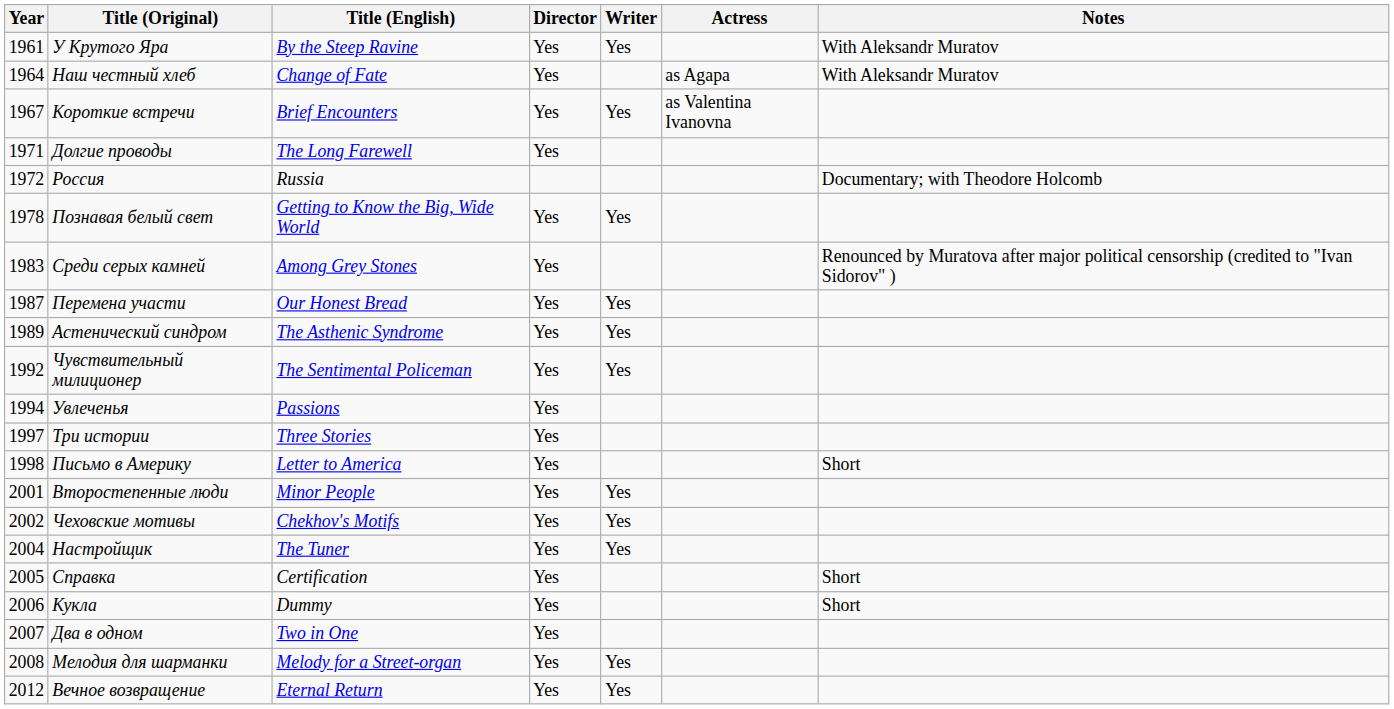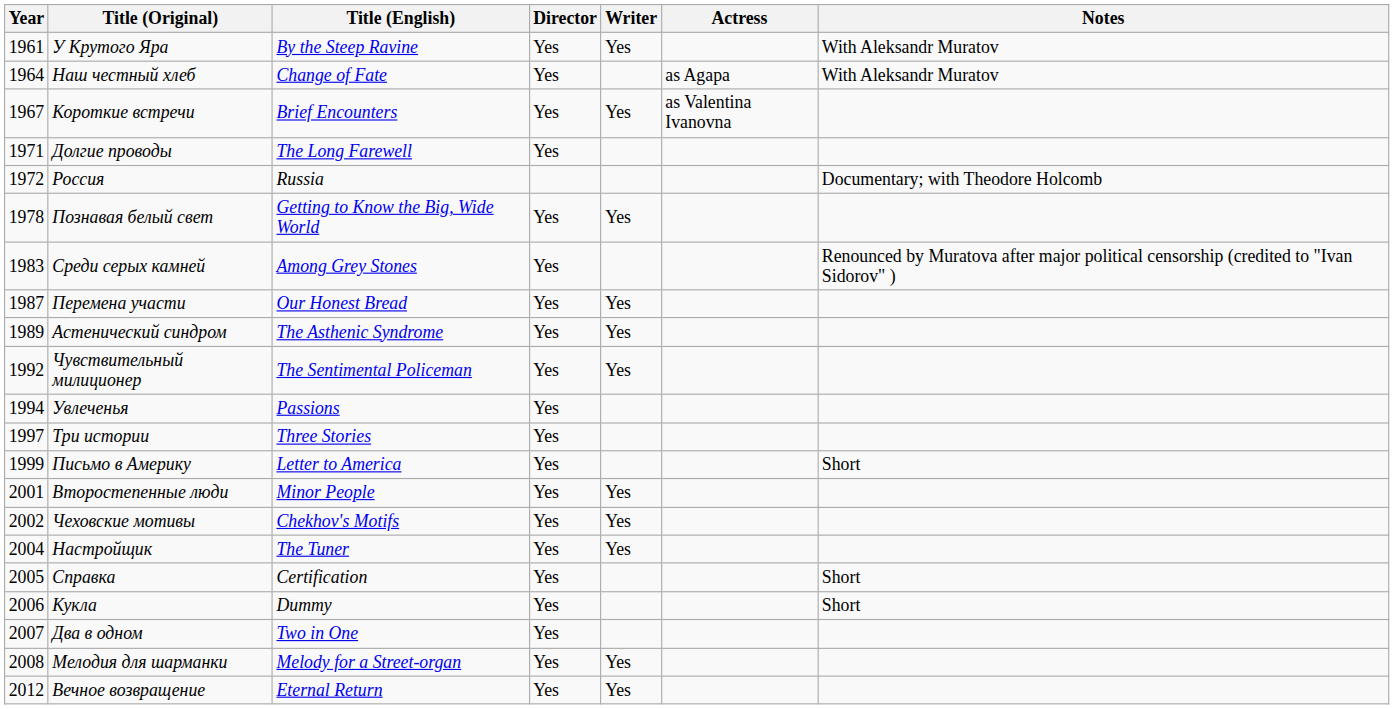(26, 464) 1998 -> (26, 464) 1999
